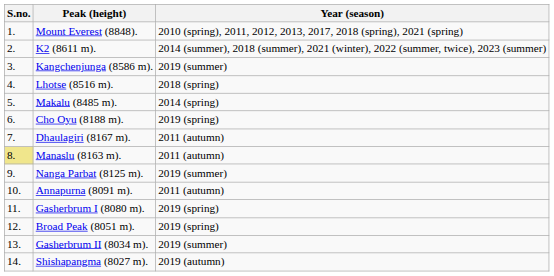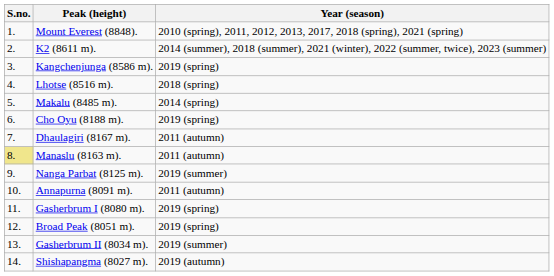(193, 66) 2019 (summer) -> (189, 66) 2019 (spring)
